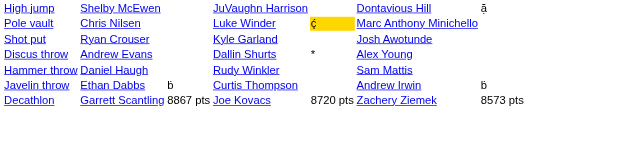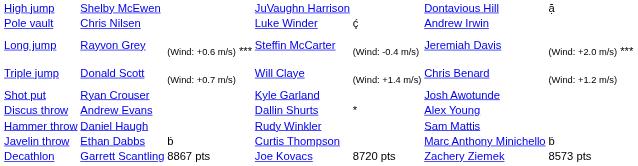(314, 23) gold background -> (356, 23) no background
(417, 23) Marc Anthony Minichello -> (457, 23) Andrew Irwin
+ row: (30, 45)
+ row: (32, 73)
(389, 85) Andrew Irwin -> (485, 141) Marc Anthony Minichello
